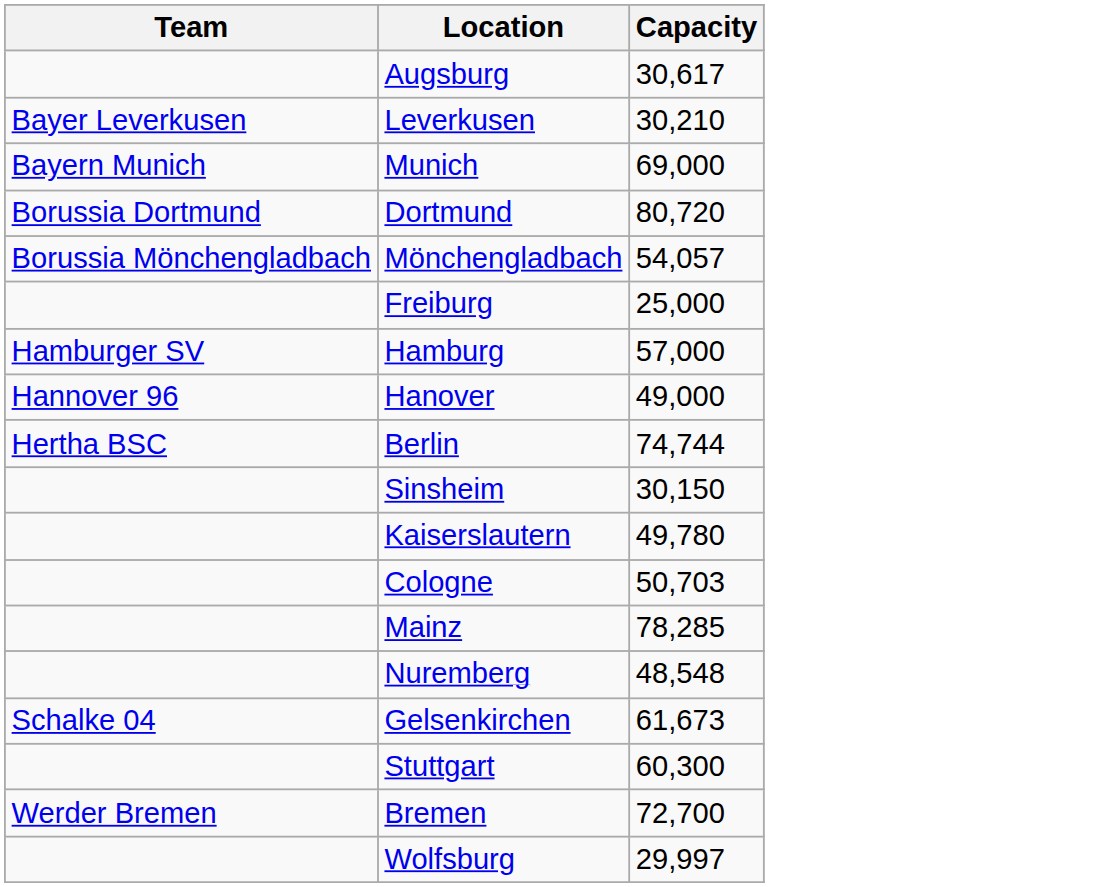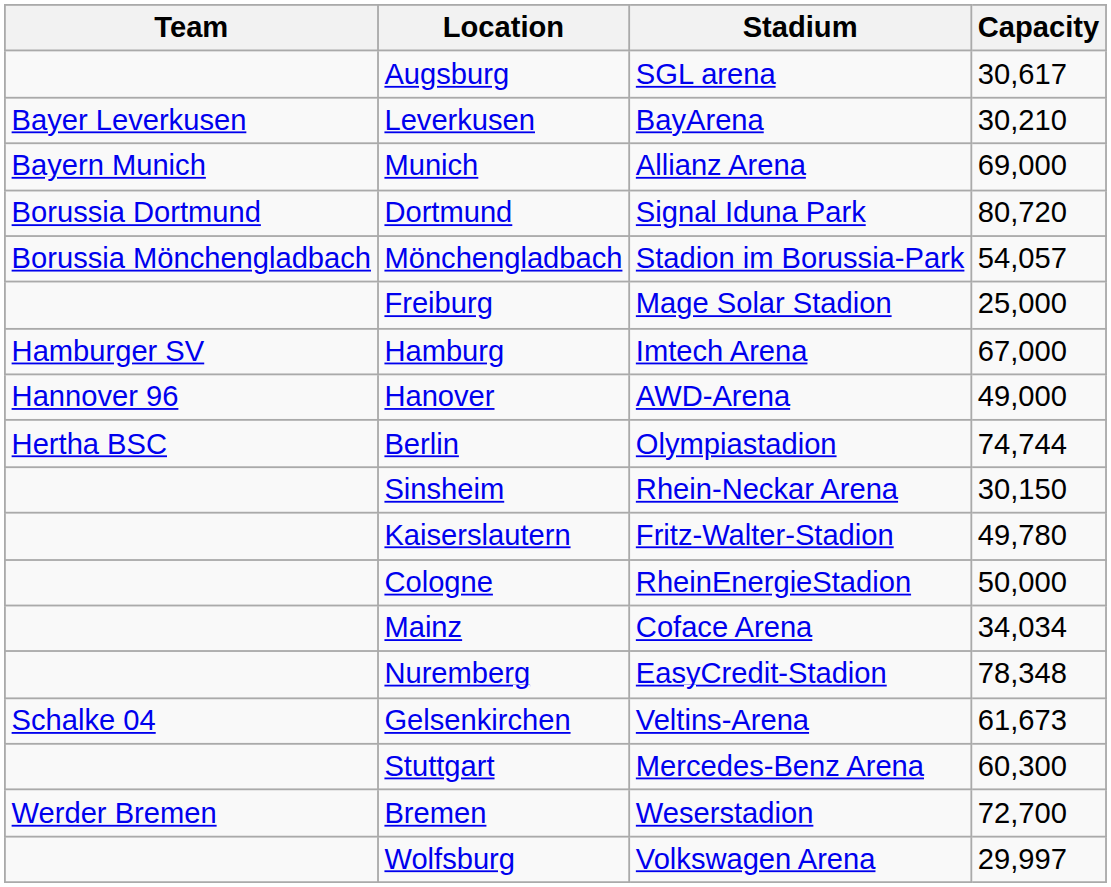+ column: (800, 27)
(680, 350) 57,000 -> (1022, 350) 67,000
(680, 581) 50,703 -> (1022, 581) 50,000
(680, 627) 78,285 -> (1022, 627) 34,034
(680, 674) 48,548 -> (1022, 674) 78,348
